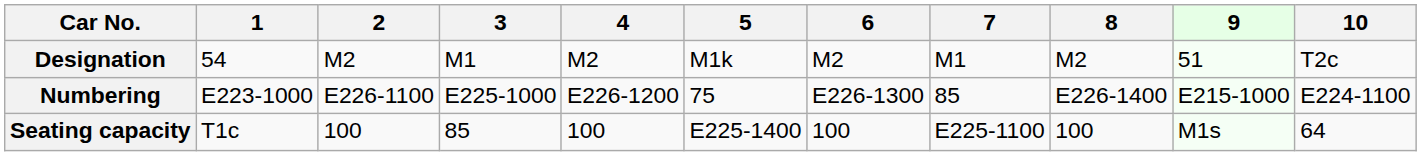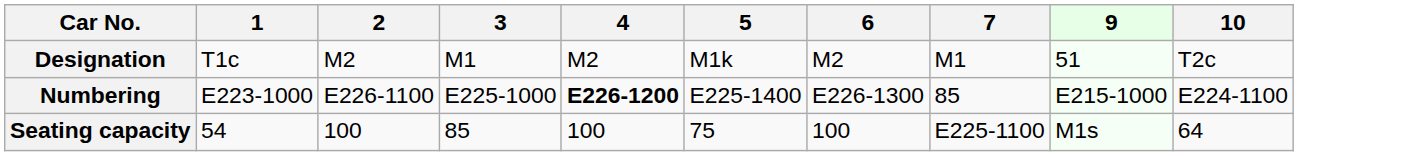- column: (1111, 22)
(214, 58) 54 -> (220, 58) T1c
(623, 95) normal -> (623, 95) bold
(702, 95) 75 -> (745, 95) E225-1400
(220, 131) T1c -> (214, 131) 54
(745, 131) E225-1400 -> (702, 131) 75
